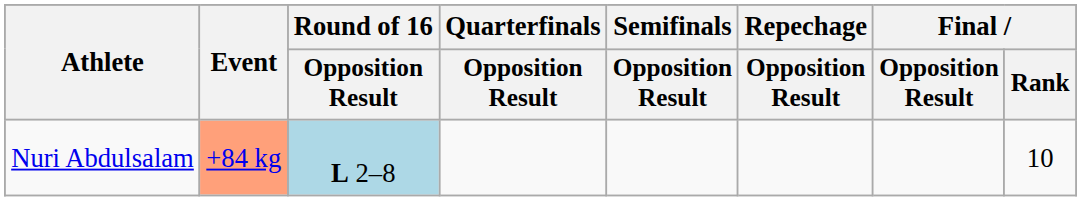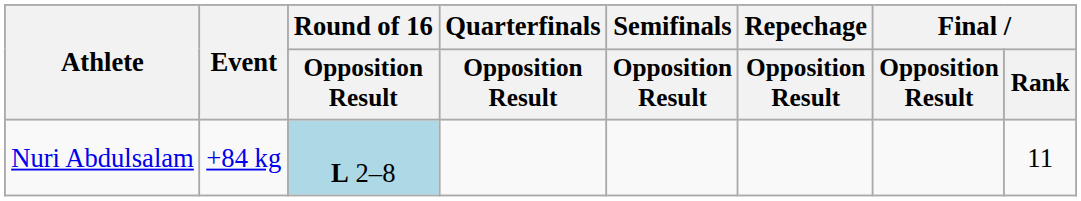(244, 157) lightsalmon background -> (244, 157) no background
(1040, 157) 10 -> (1040, 157) 11
